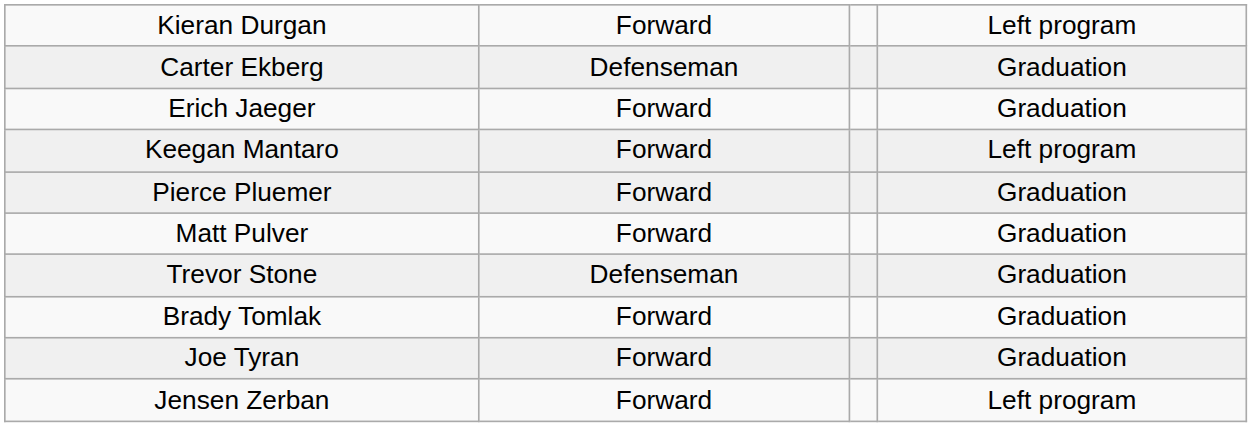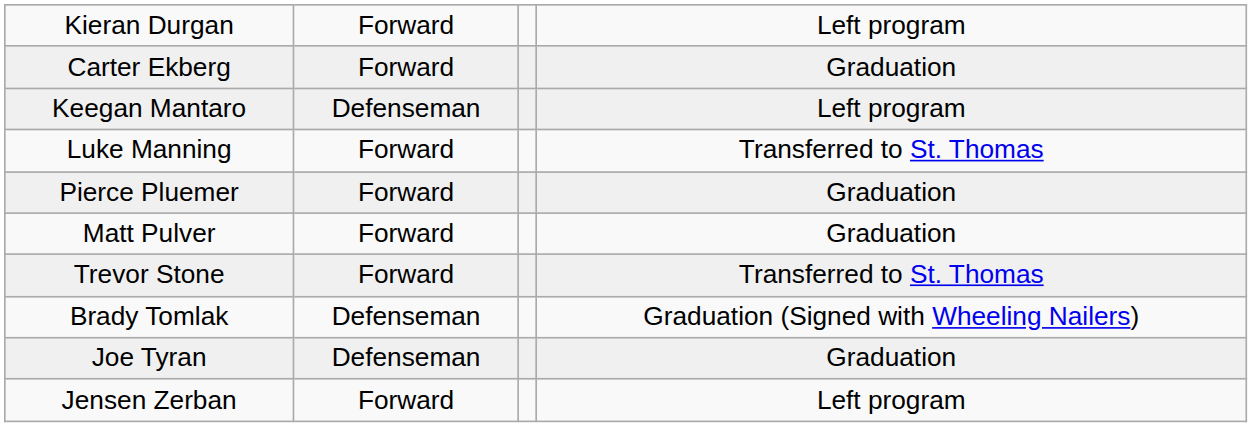(664, 66) Defenseman -> (406, 66) Forward
- row: (242, 108)
(664, 150) Forward -> (406, 108) Defenseman
+ row: (149, 150)
(664, 274) Defenseman -> (406, 274) Forward
(1062, 274) Graduation -> (891, 274) Transferred to St. Thomas
(664, 316) Forward -> (406, 316) Defenseman
(1062, 316) Graduation -> (891, 316) Graduation (Signed with Wheeling Nailers)
(664, 358) Forward -> (406, 358) Defenseman
